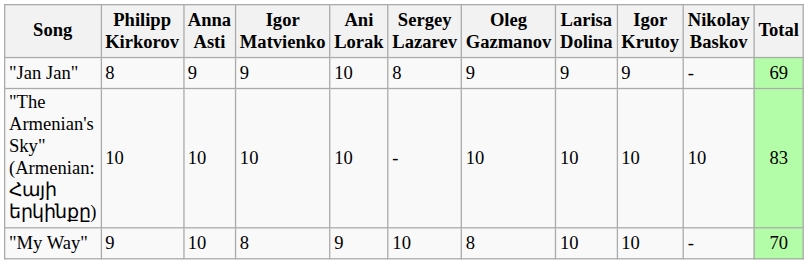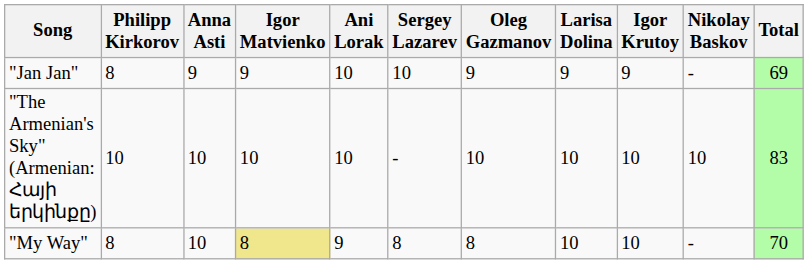(397, 72) 8 -> (402, 72) 10
(110, 243) 9 -> (110, 243) 8
(244, 243) no background -> (244, 243) khaki background
(402, 243) 10 -> (397, 243) 8
